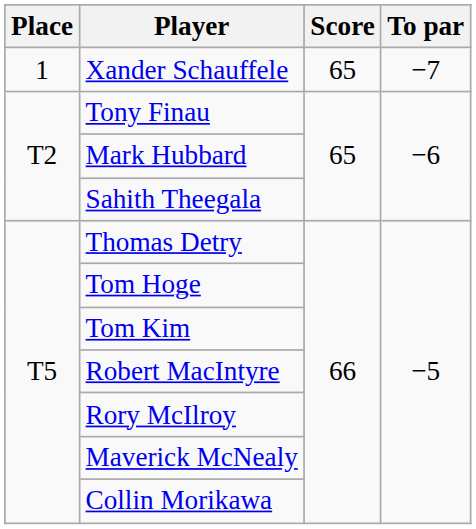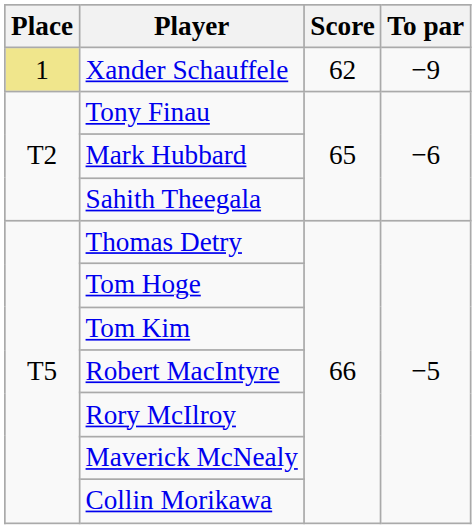(42, 69) no background -> (42, 69) khaki background
(343, 69) 65 -> (343, 69) 62
(426, 69) −7 -> (426, 69) −9
